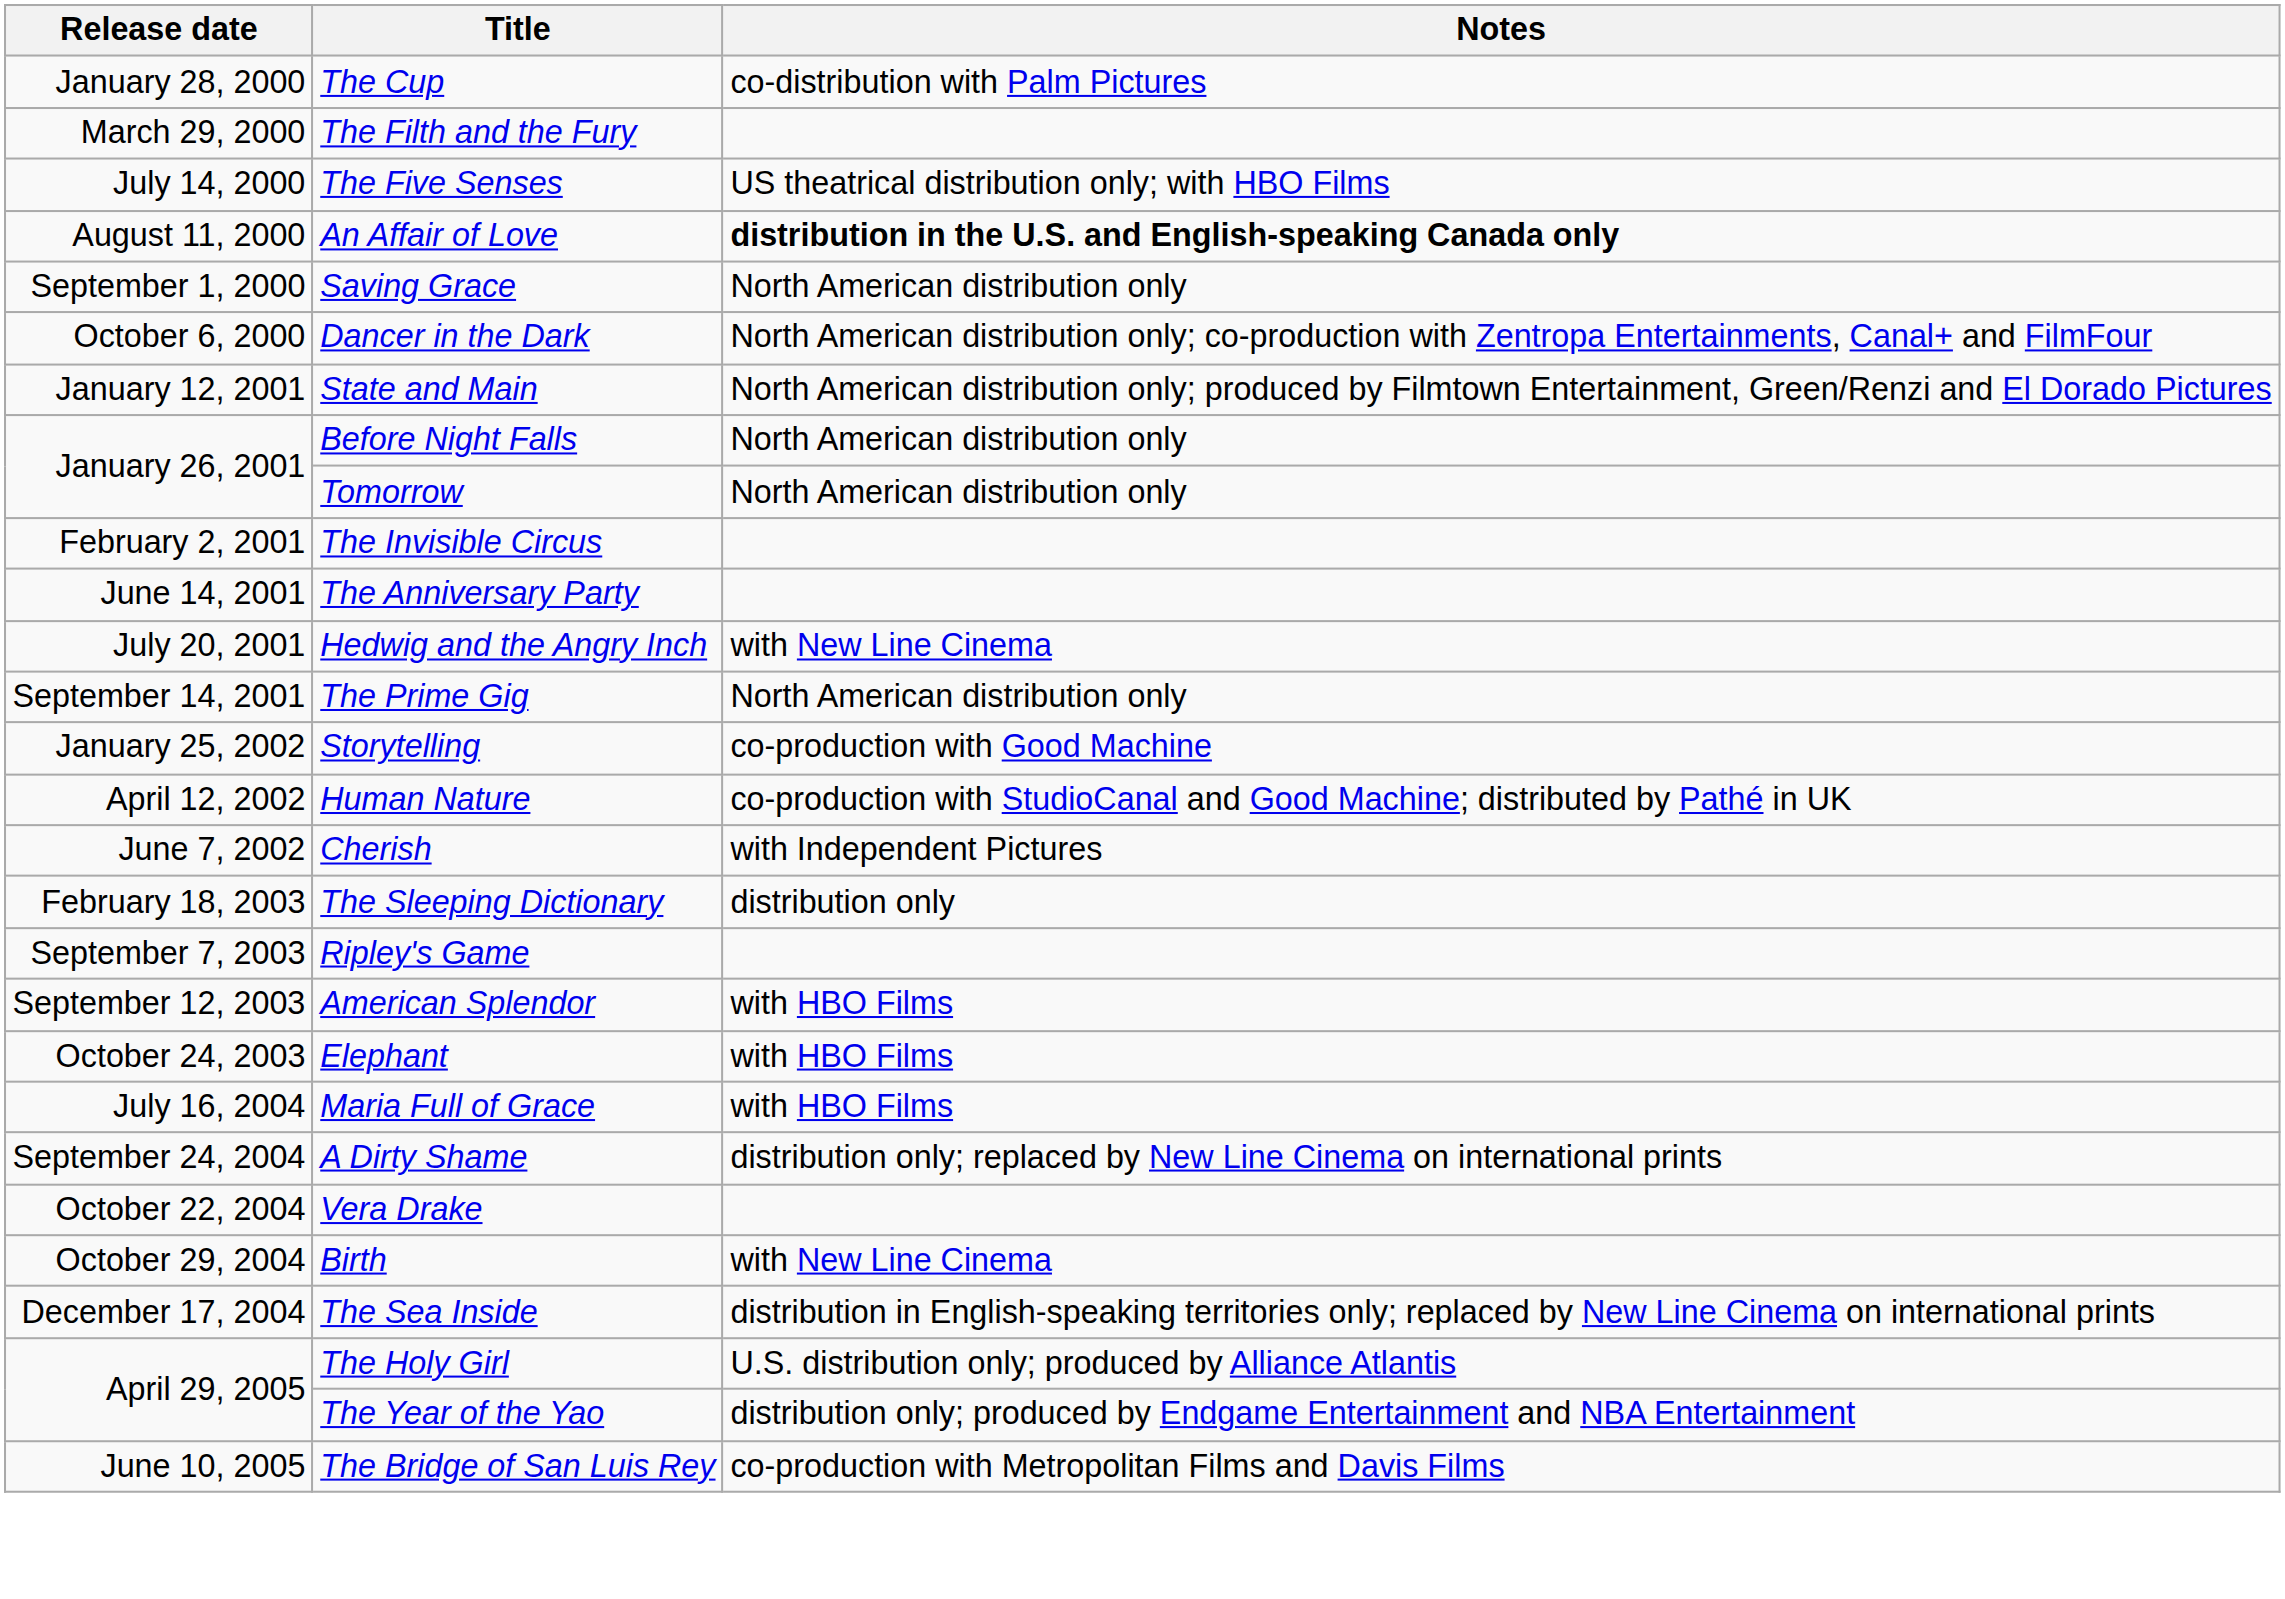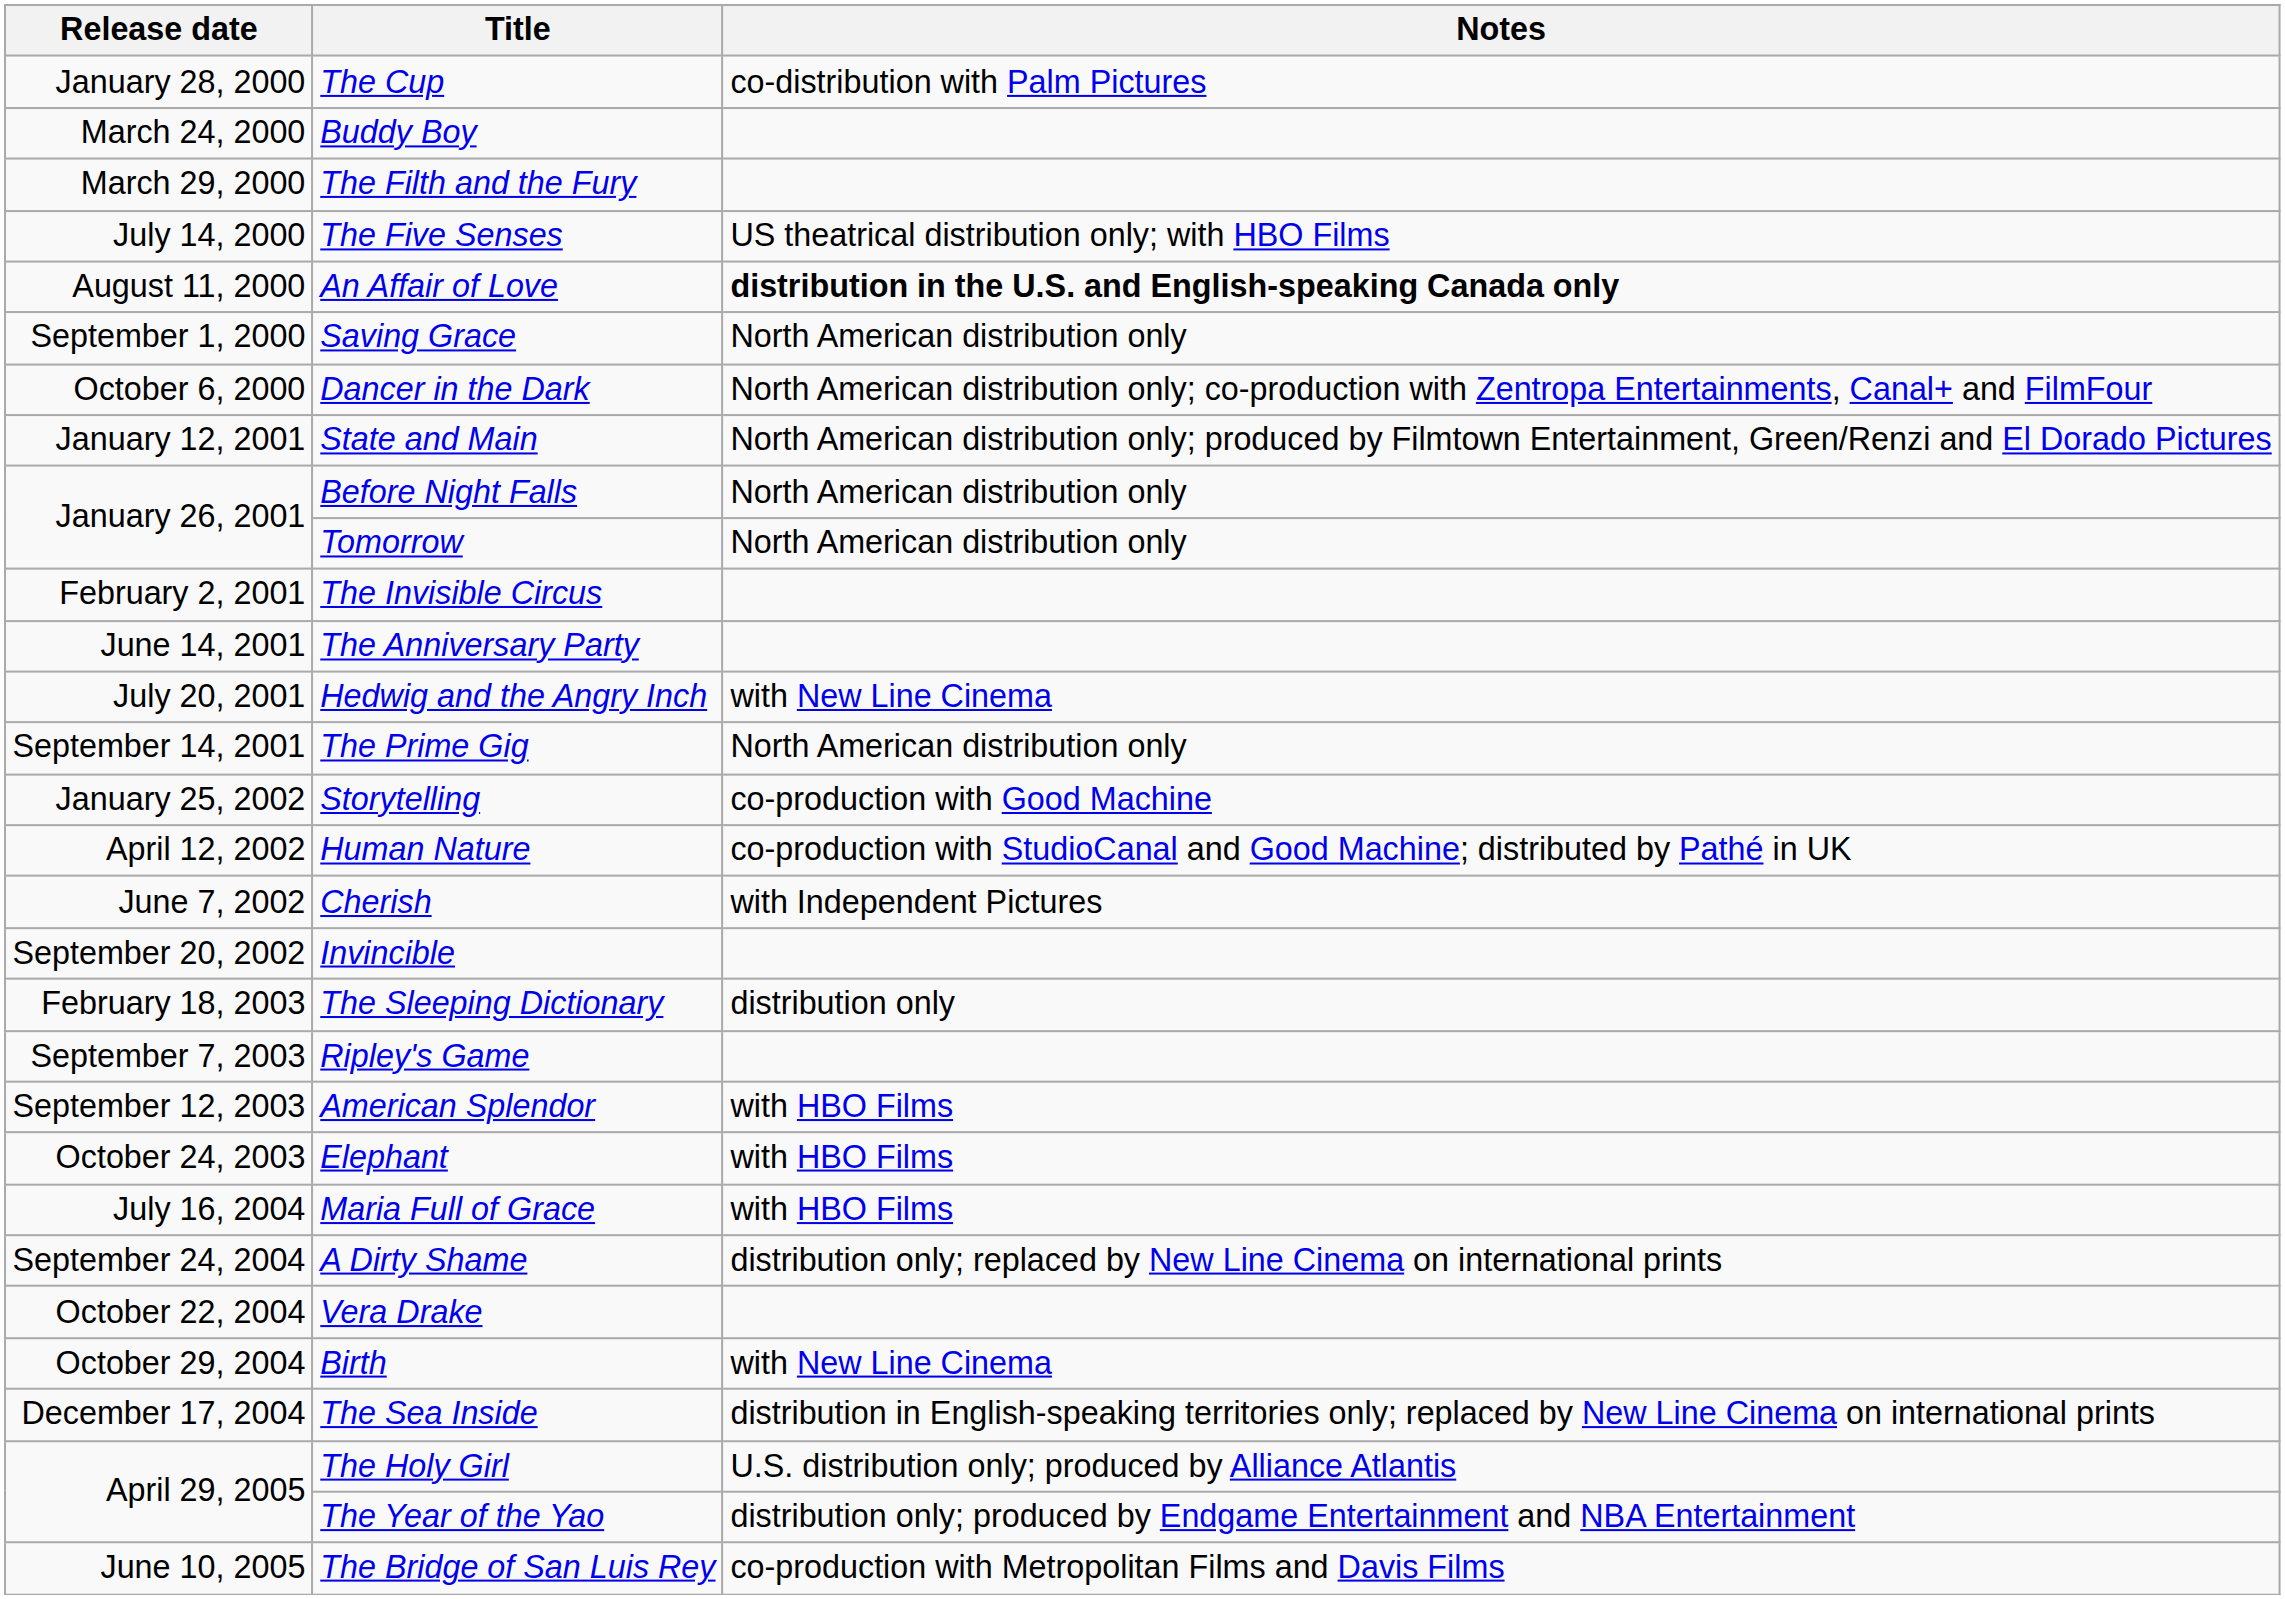+ row: (398, 132)
+ row: (388, 952)
